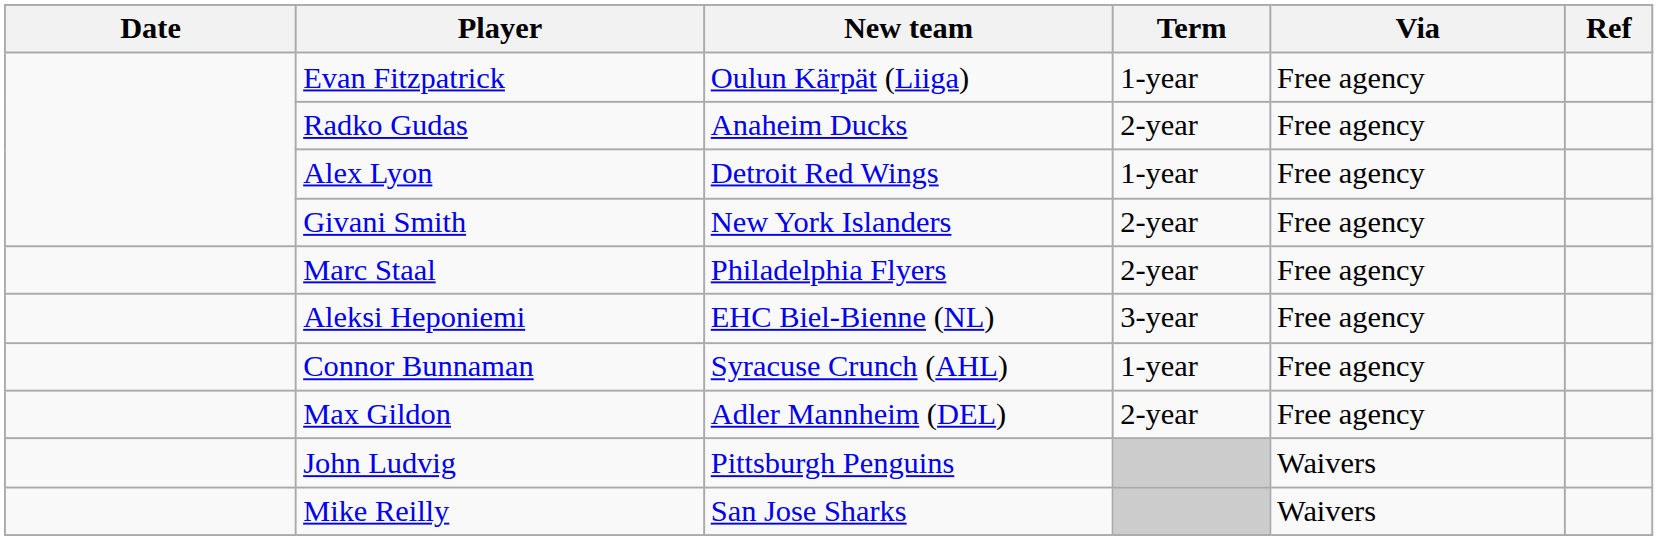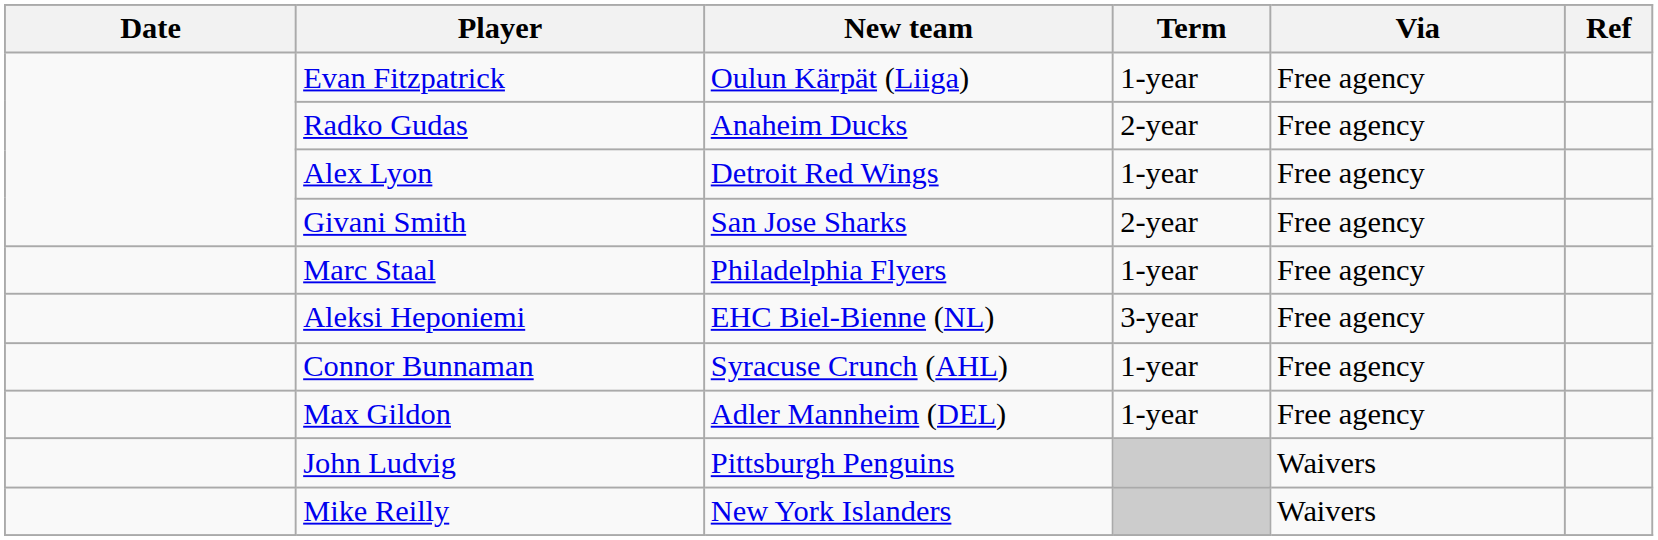(831, 221) New York Islanders -> (809, 221) San Jose Sharks
(1159, 269) 2-year -> (1159, 269) 1-year
(1159, 414) 2-year -> (1159, 414) 1-year
(809, 510) San Jose Sharks -> (831, 510) New York Islanders
